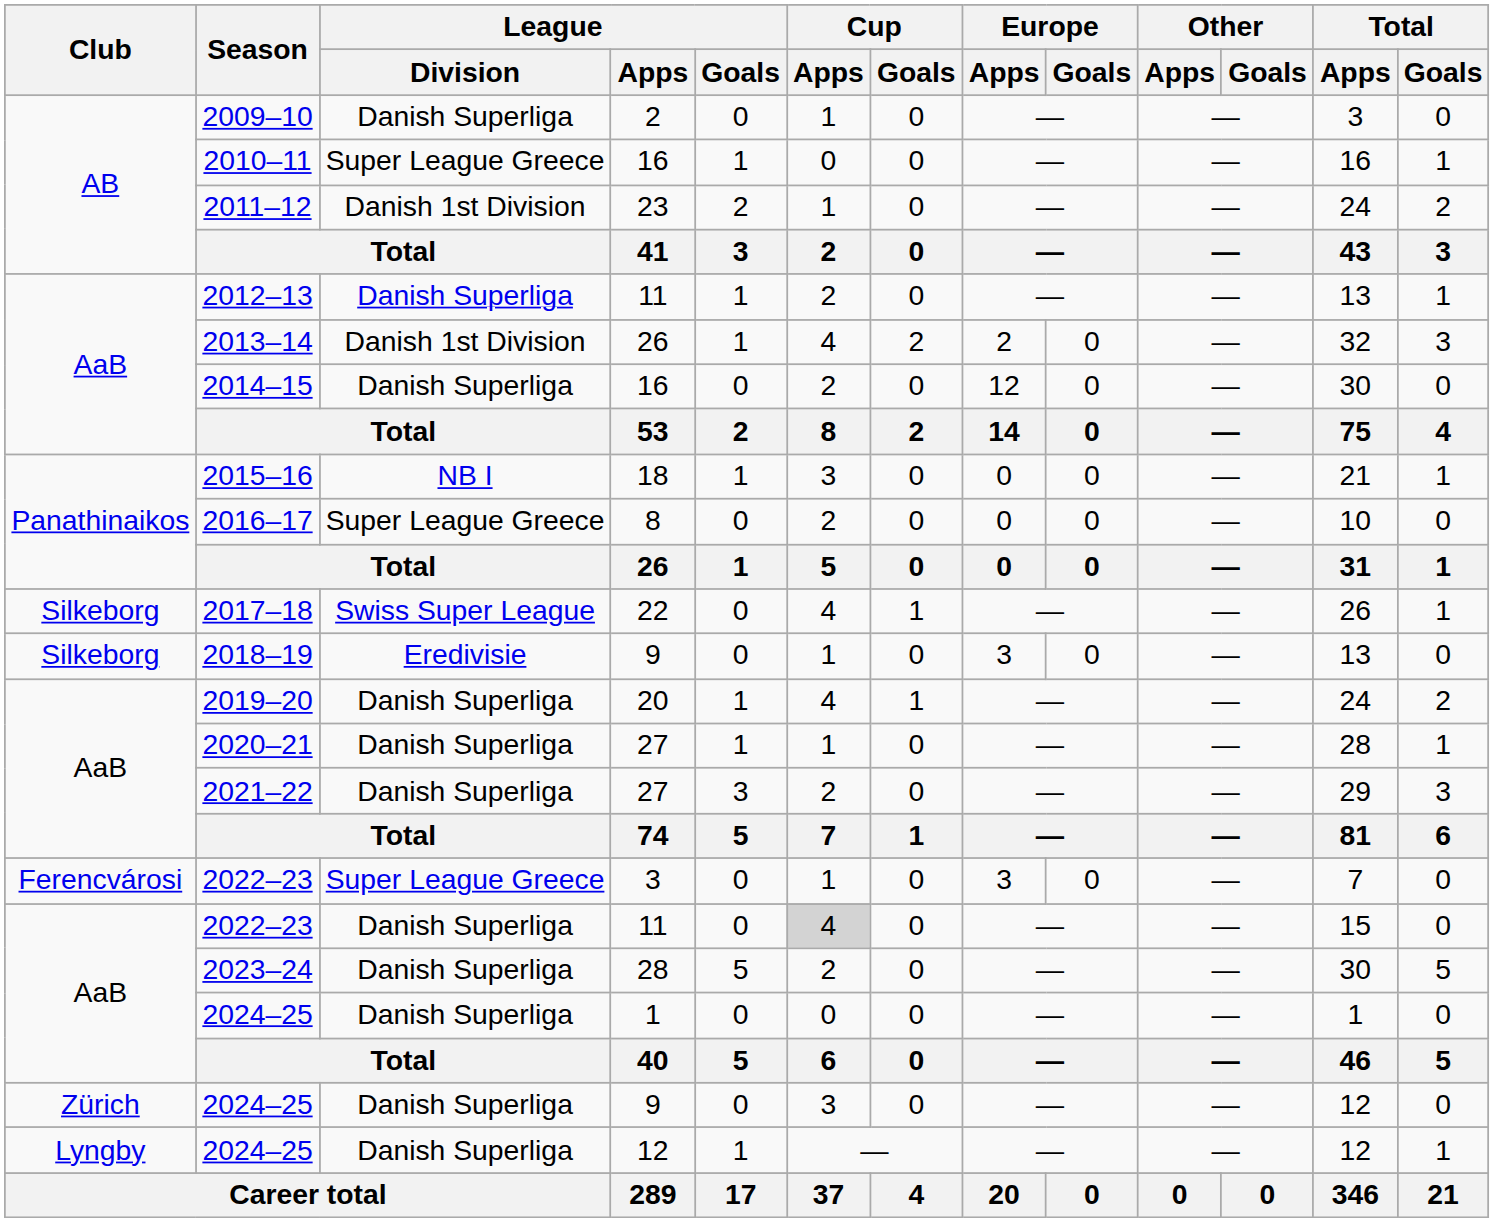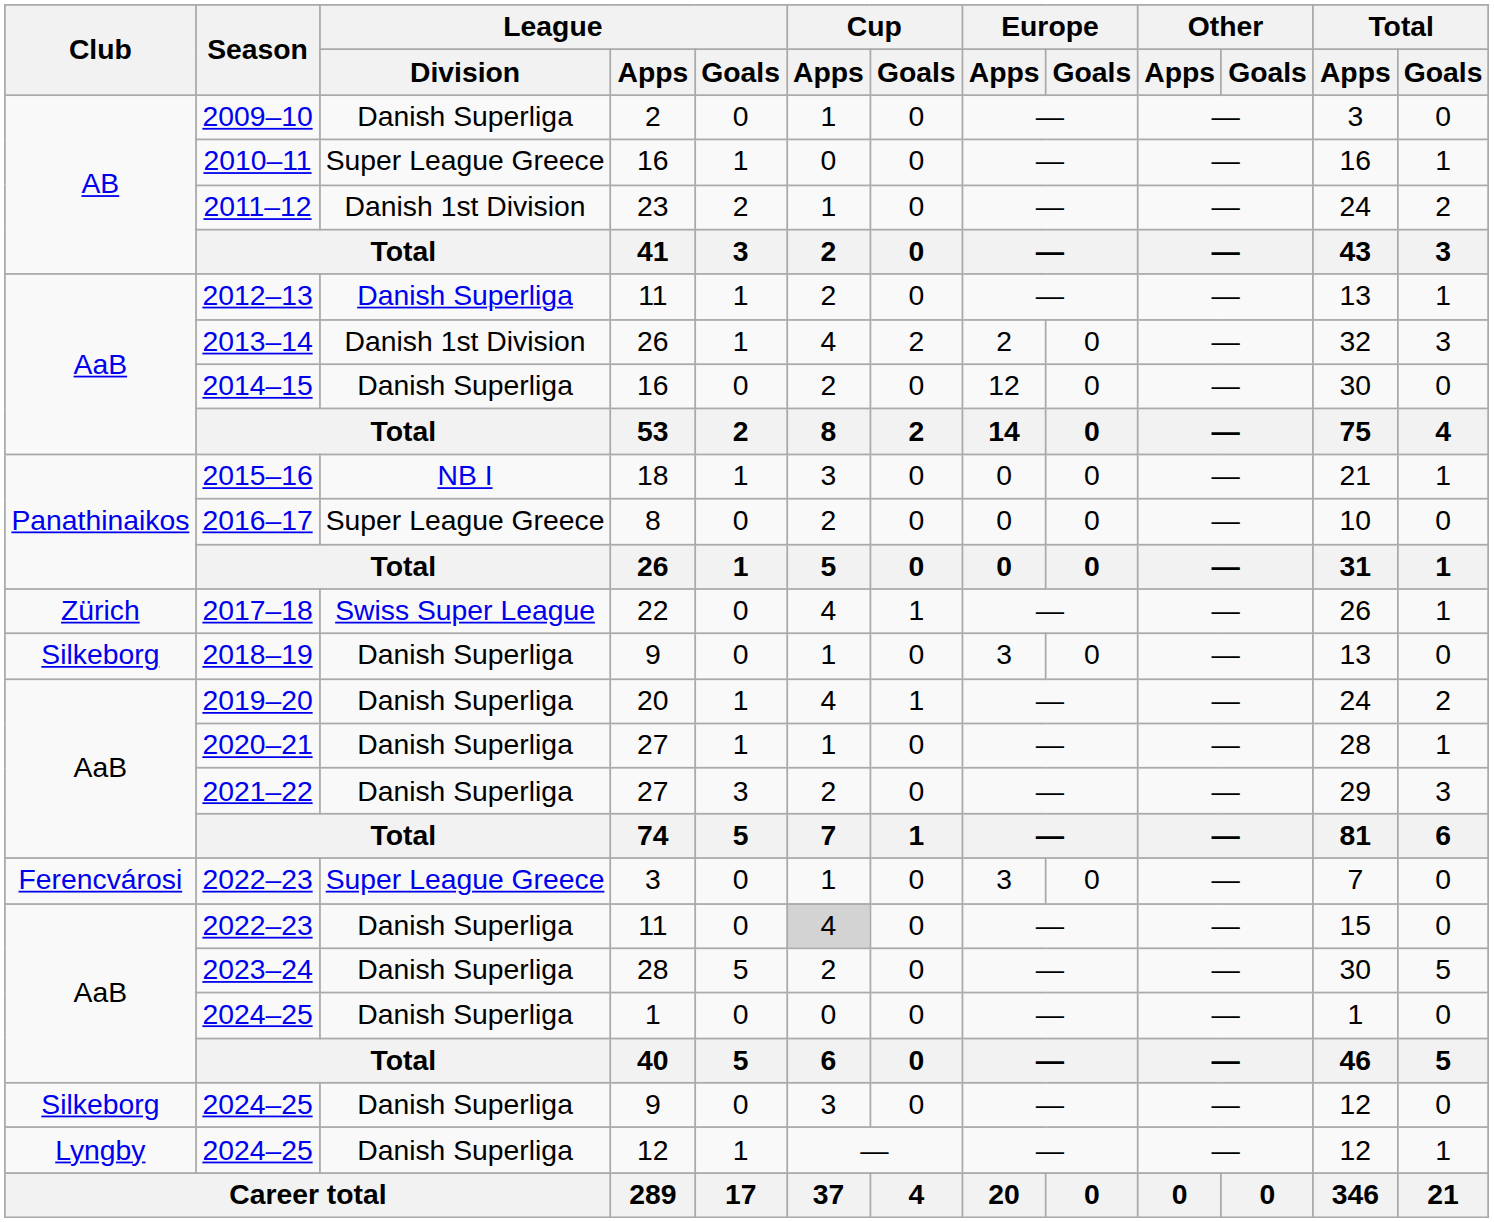(100, 610) Silkeborg -> (100, 610) Zürich
(465, 655) Eredivisie -> (465, 655) Danish Superliga
(100, 1104) Zürich -> (100, 1104) Silkeborg
